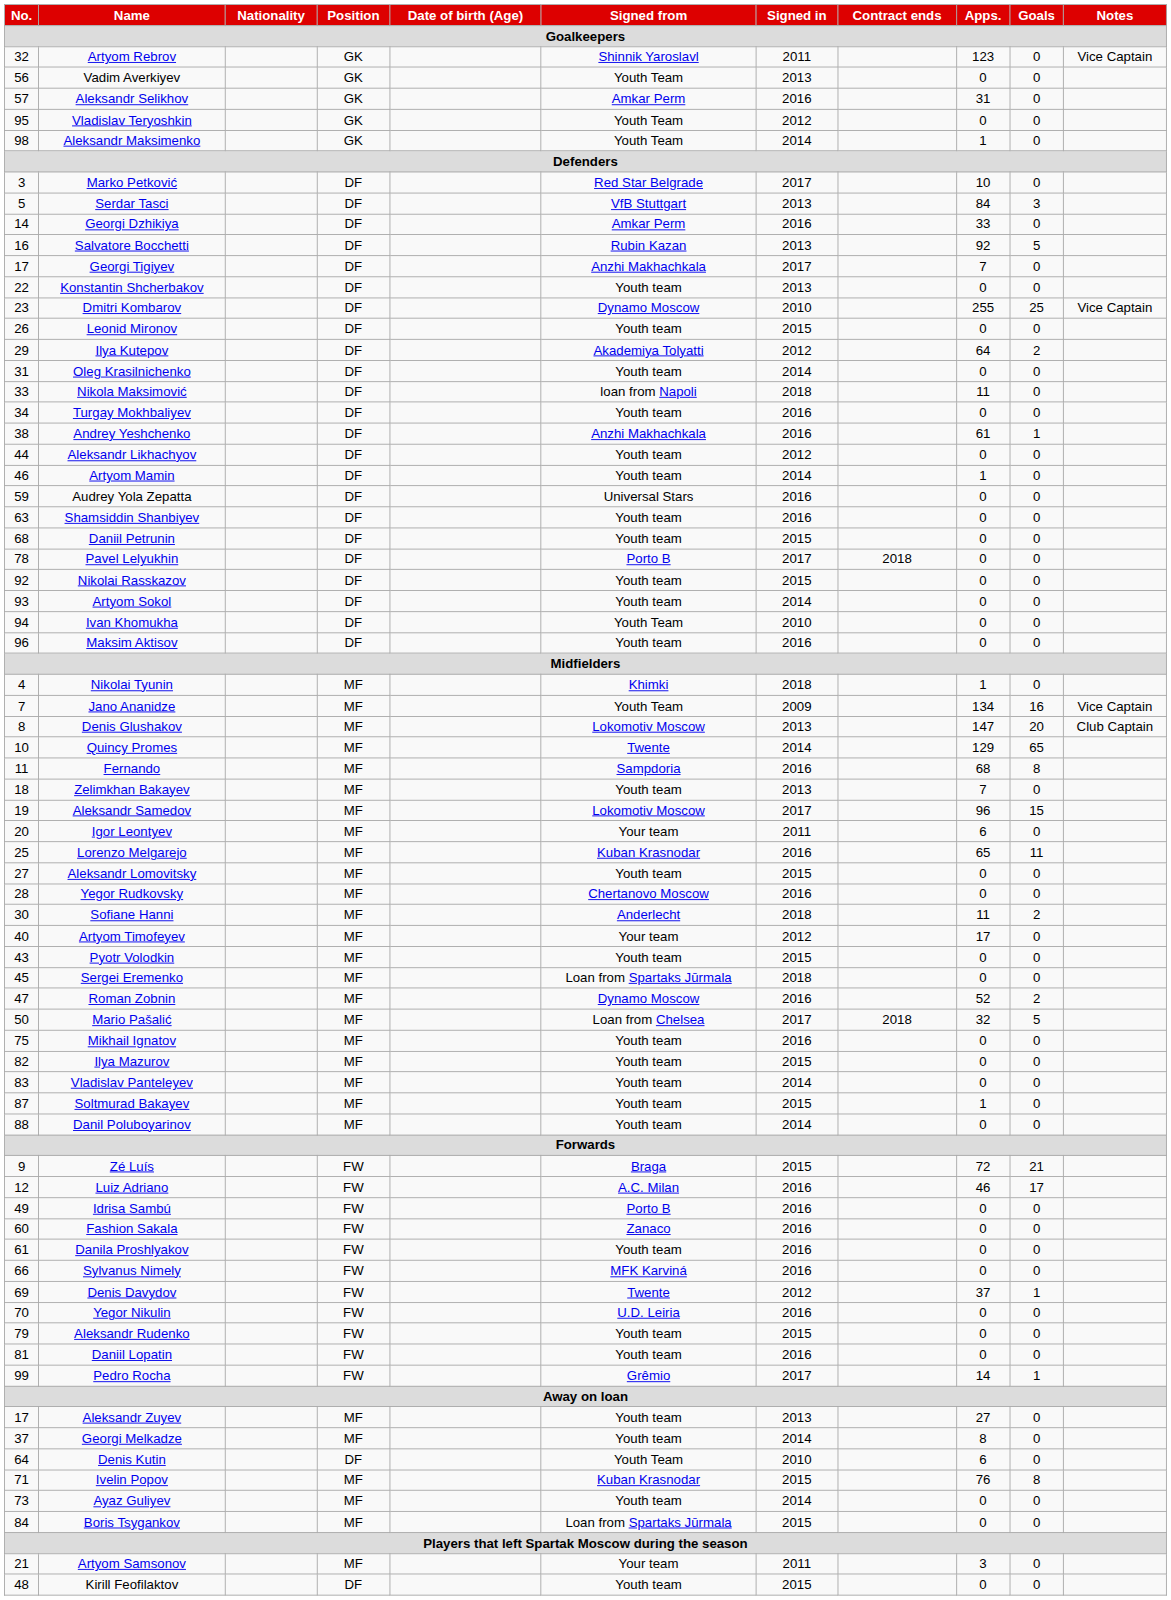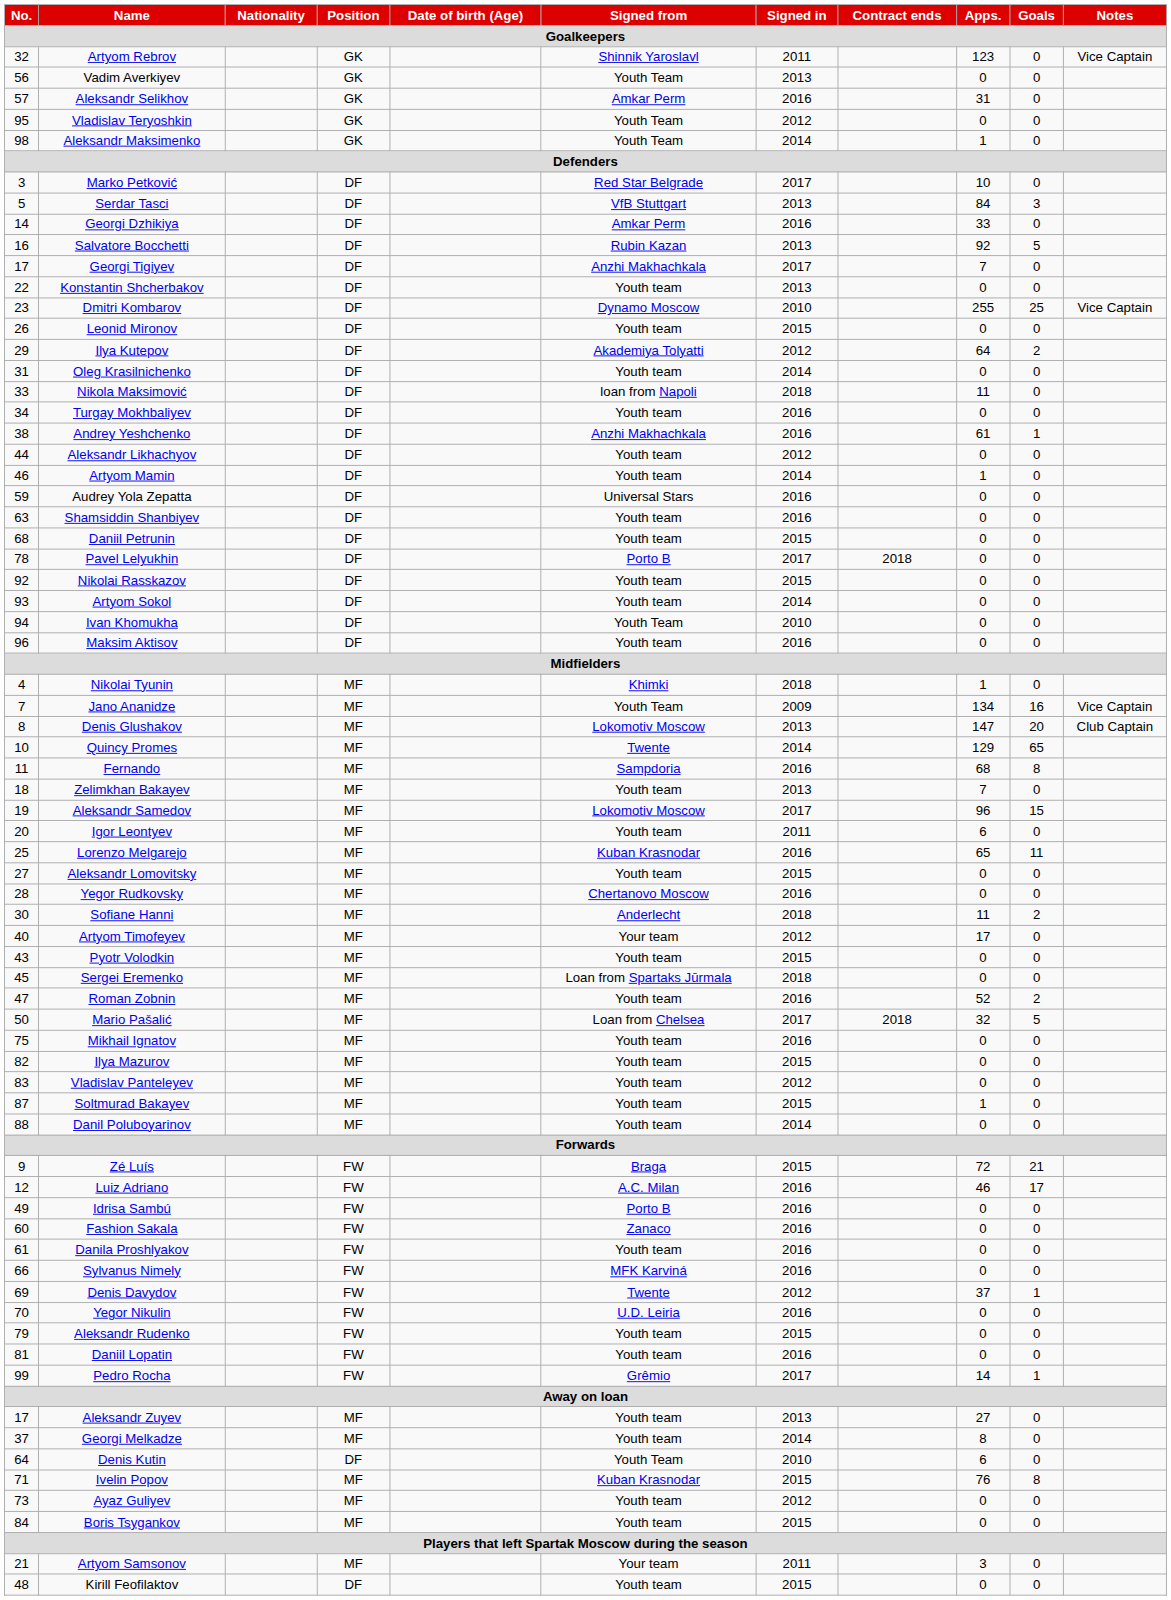(649, 832) Your team -> (649, 832) Youth team
(649, 999) Dynamo Moscow -> (649, 999) Youth team
(797, 1083) 2014 -> (797, 1083) 2012
(797, 1501) 2014 -> (797, 1501) 2012
(649, 1522) Loan from Spartaks Jūrmala -> (649, 1522) Youth team
